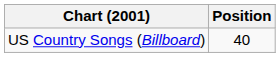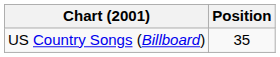(242, 40) 40 -> (242, 40) 35
